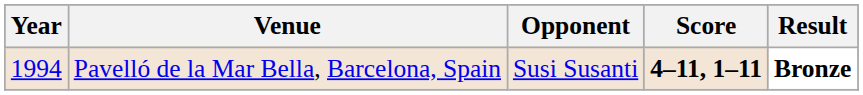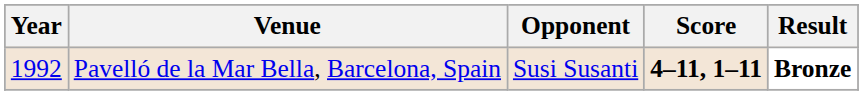(36, 67) 1994 -> (36, 67) 1992
